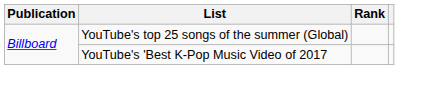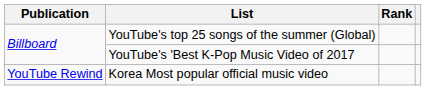+ row: (218, 74)
